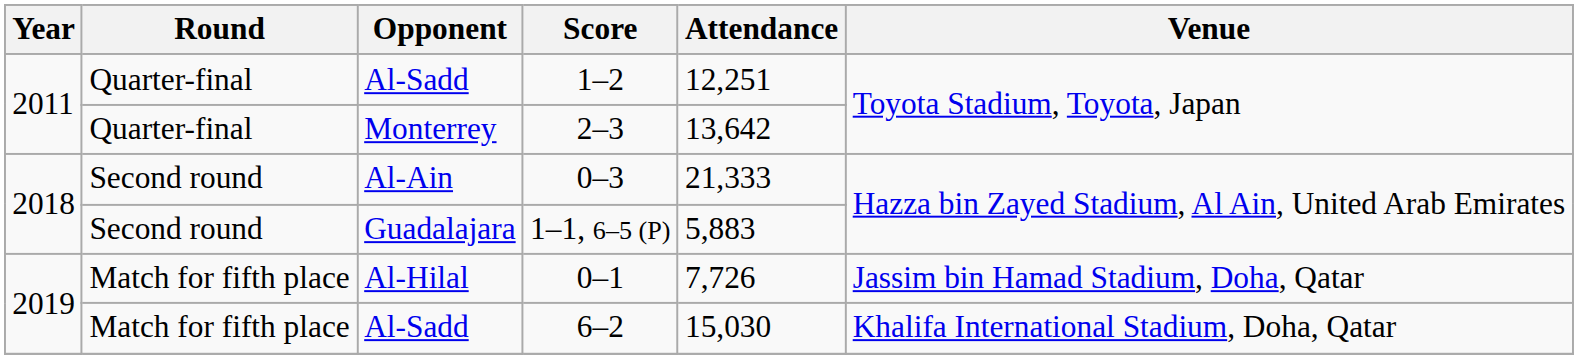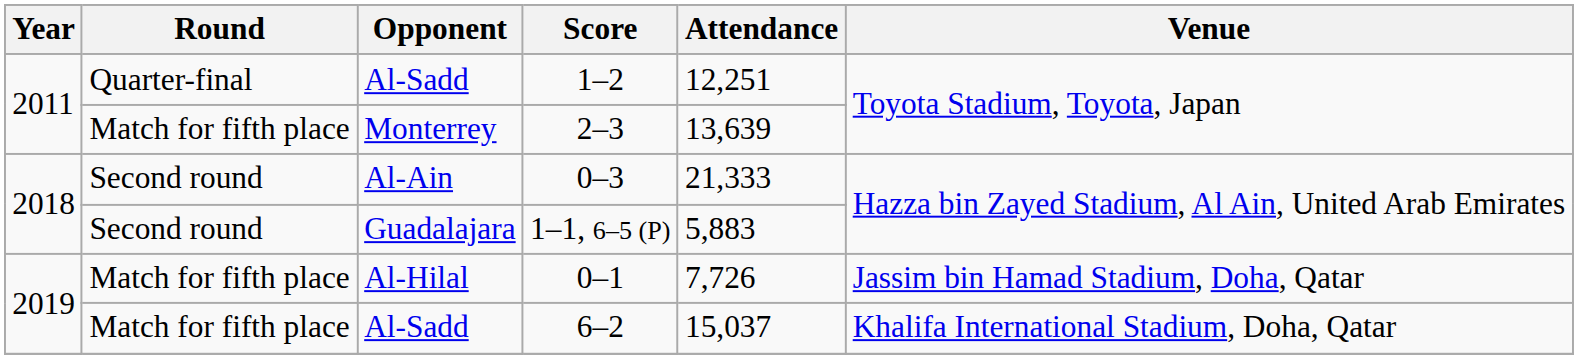(171, 128) Quarter-final -> (220, 128) Match for fifth place
(728, 128) 13,642 -> (728, 128) 13,639
(728, 327) 15,030 -> (728, 327) 15,037
